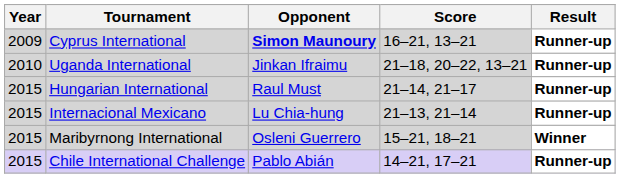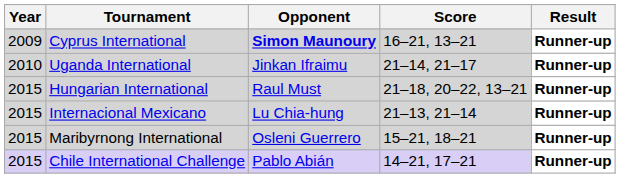(455, 65) 21–18, 20–22, 13–21 -> (430, 65) 21–14, 21–17
(430, 89) 21–14, 21–17 -> (455, 89) 21–18, 20–22, 13–21
(560, 138) Winner -> (573, 138) Runner-up
